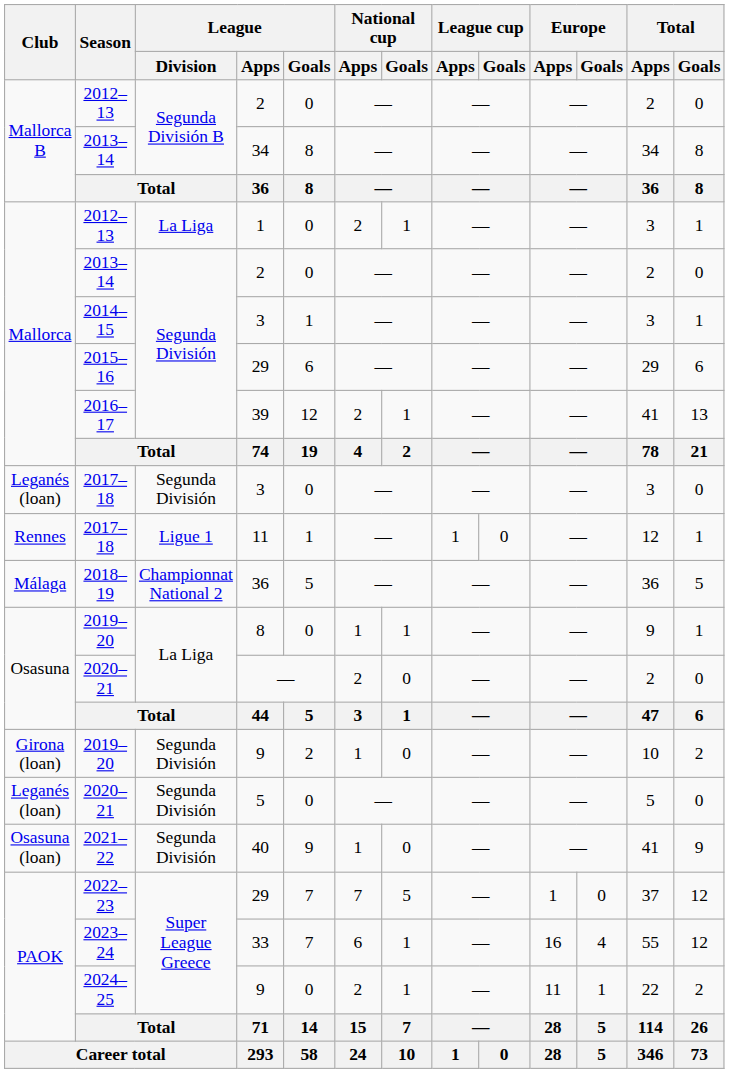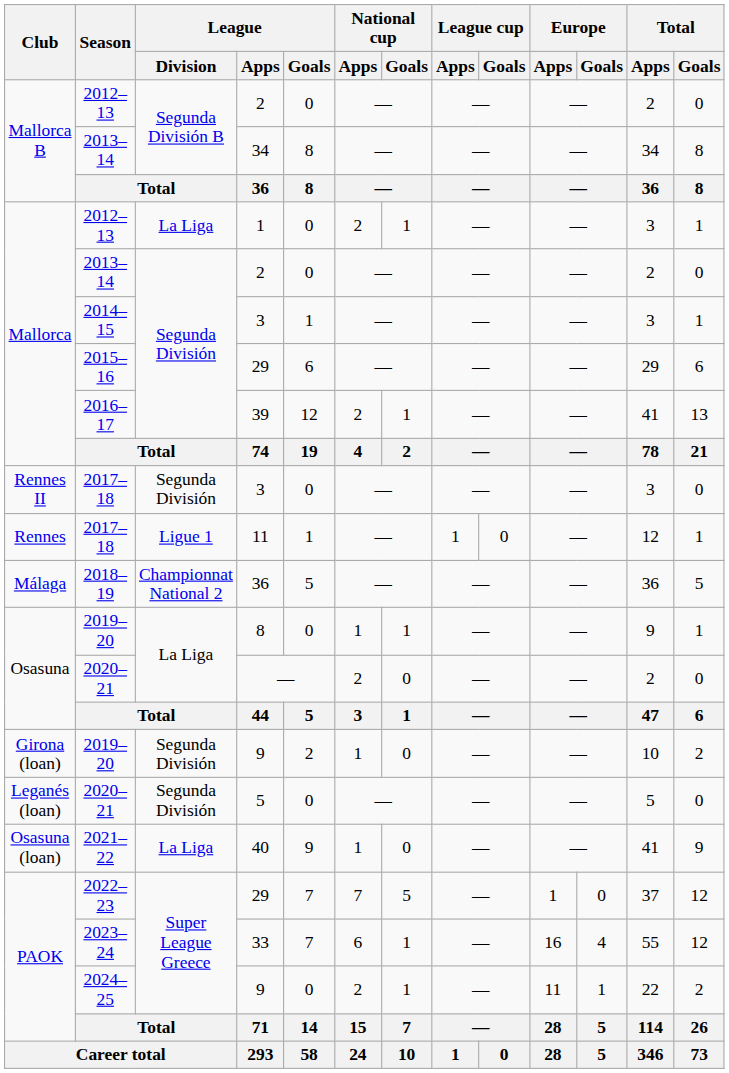(40, 489) Leganés (loan) -> (40, 489) Rennes II
(186, 847) Segunda División -> (186, 847) La Liga
